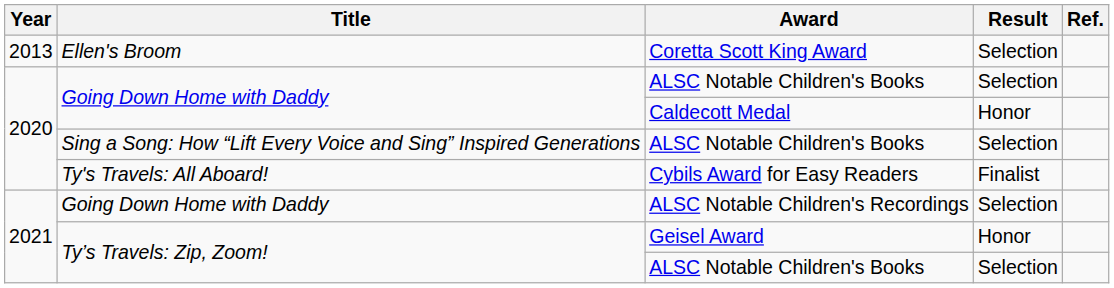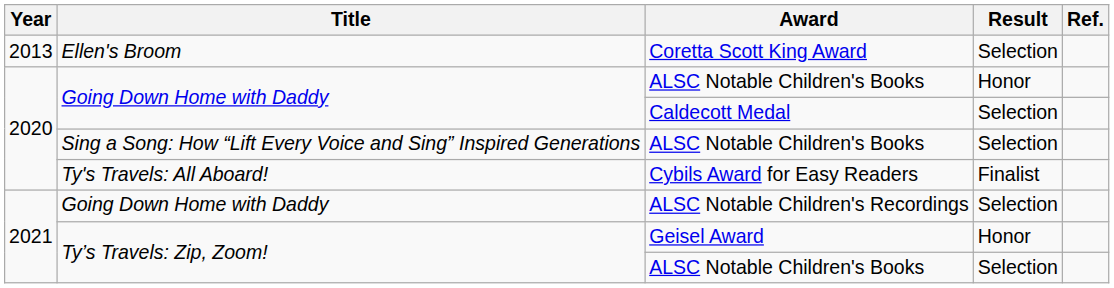(1018, 81) Selection -> (1004, 81) Honor
(1004, 112) Honor -> (1018, 112) Selection
